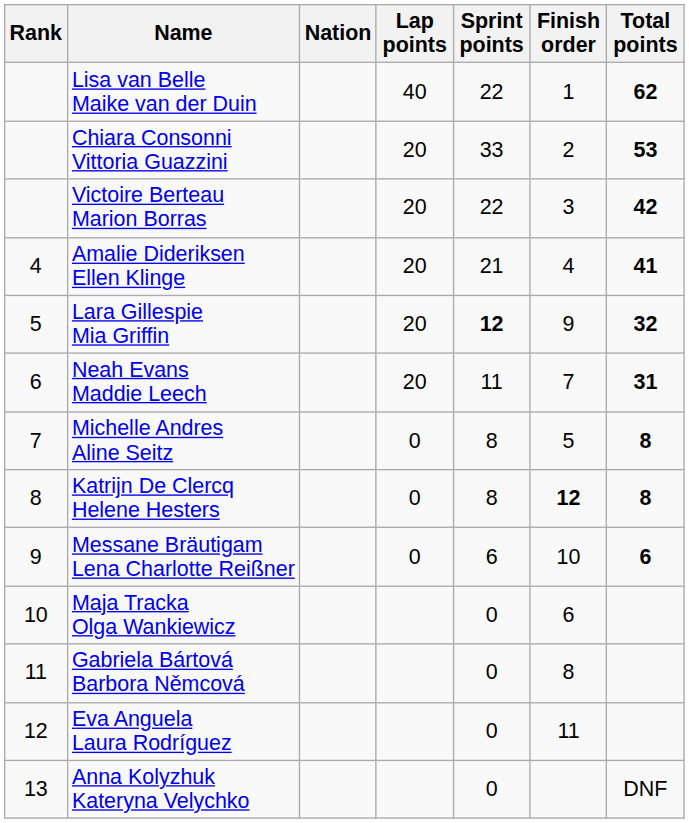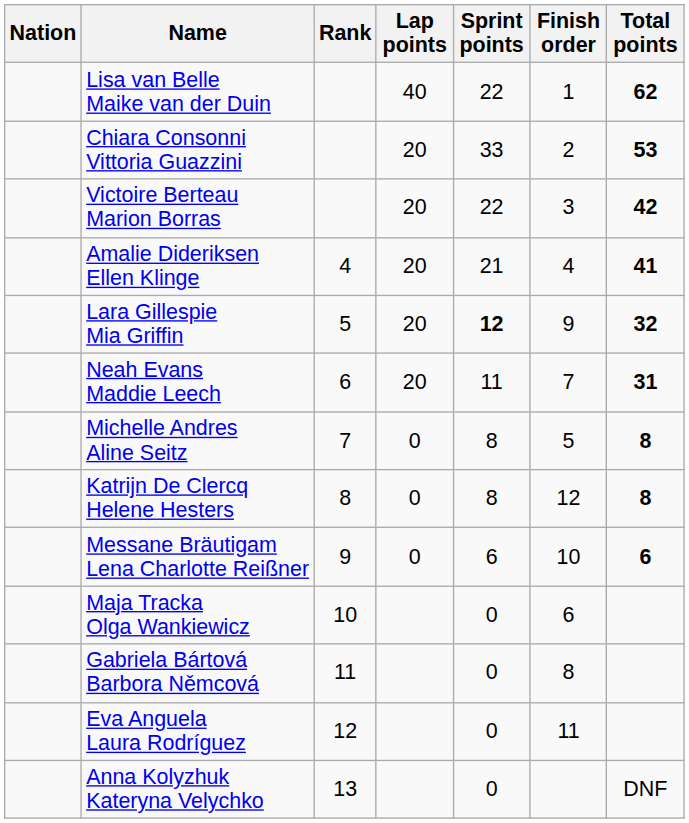columns swapped: (36, 33) <-> (338, 33)
(569, 498) bold -> (569, 498) normal
